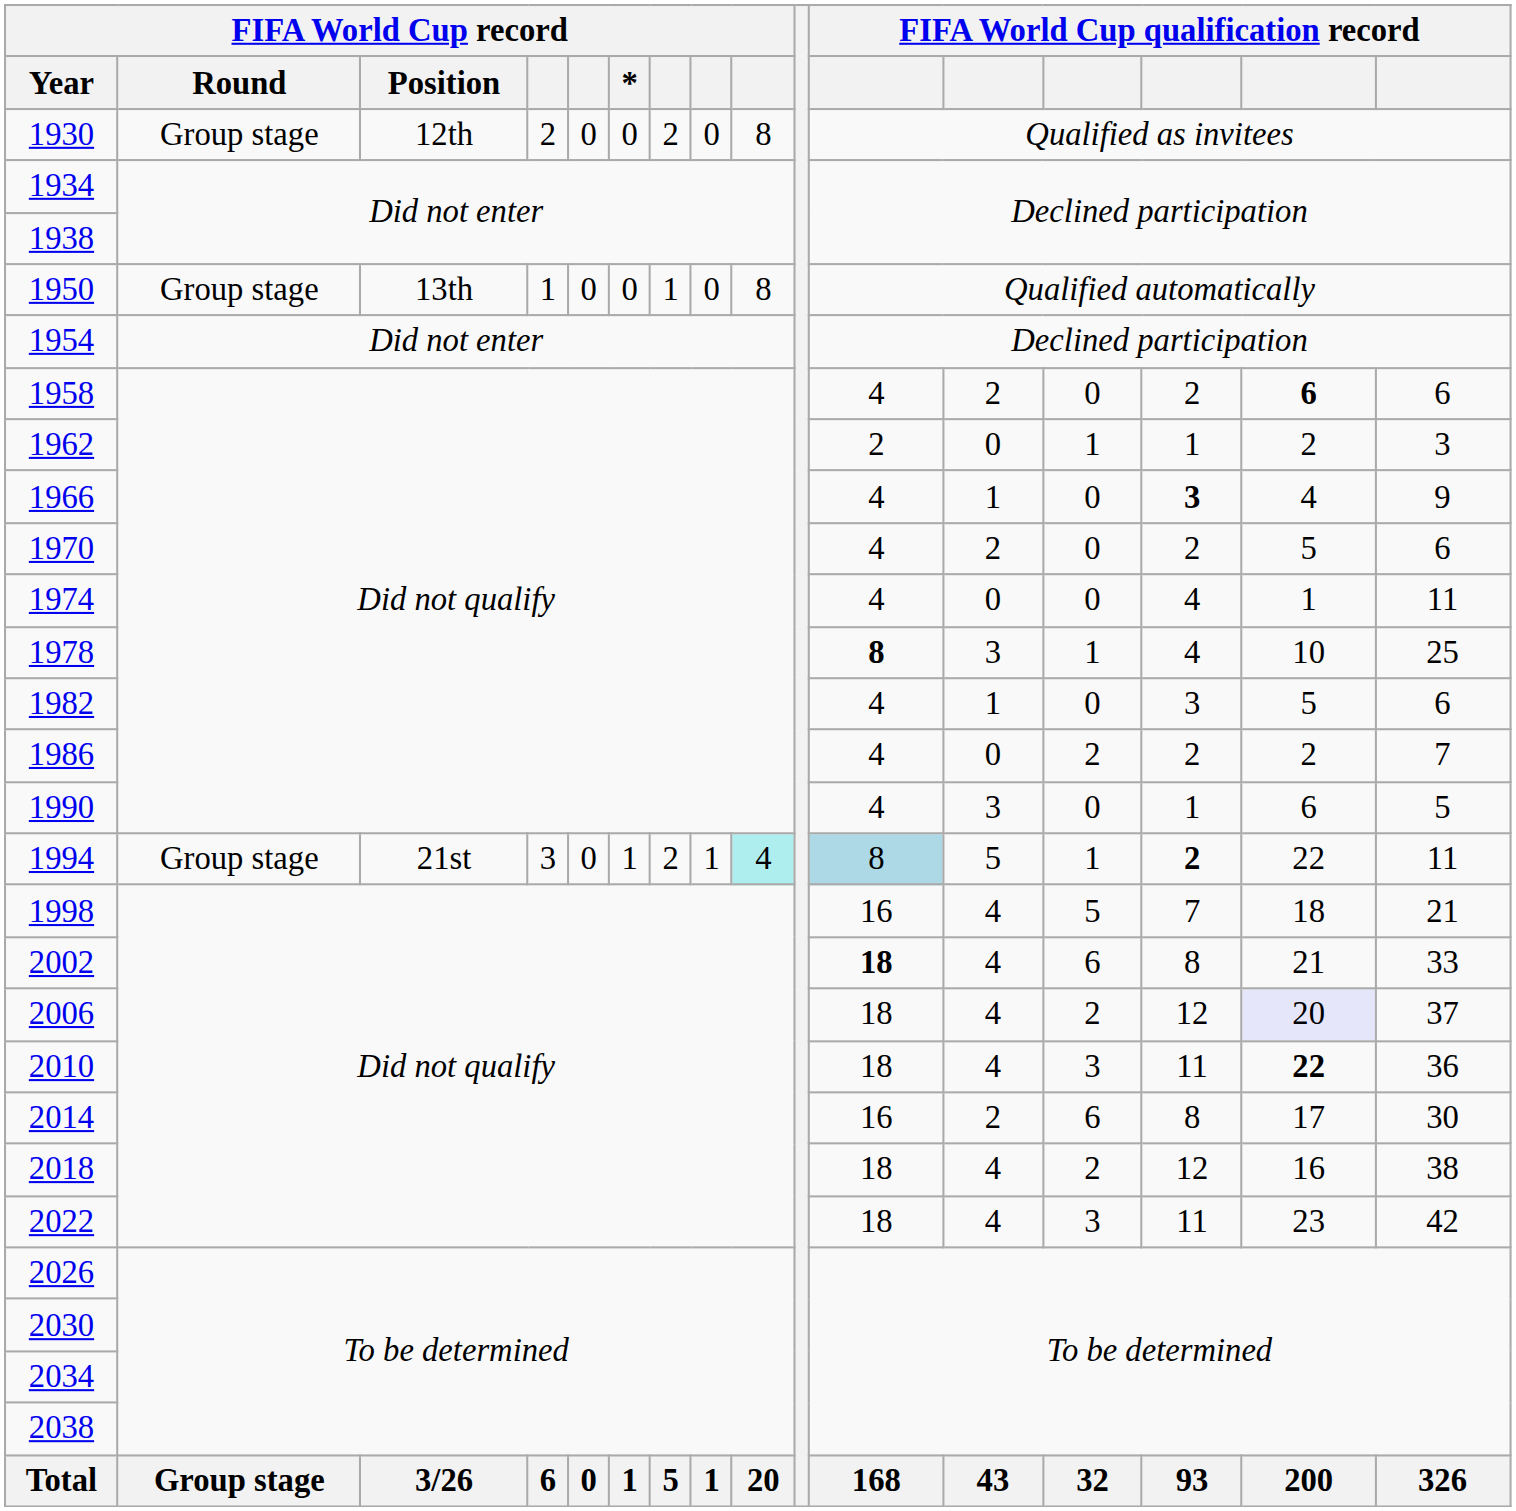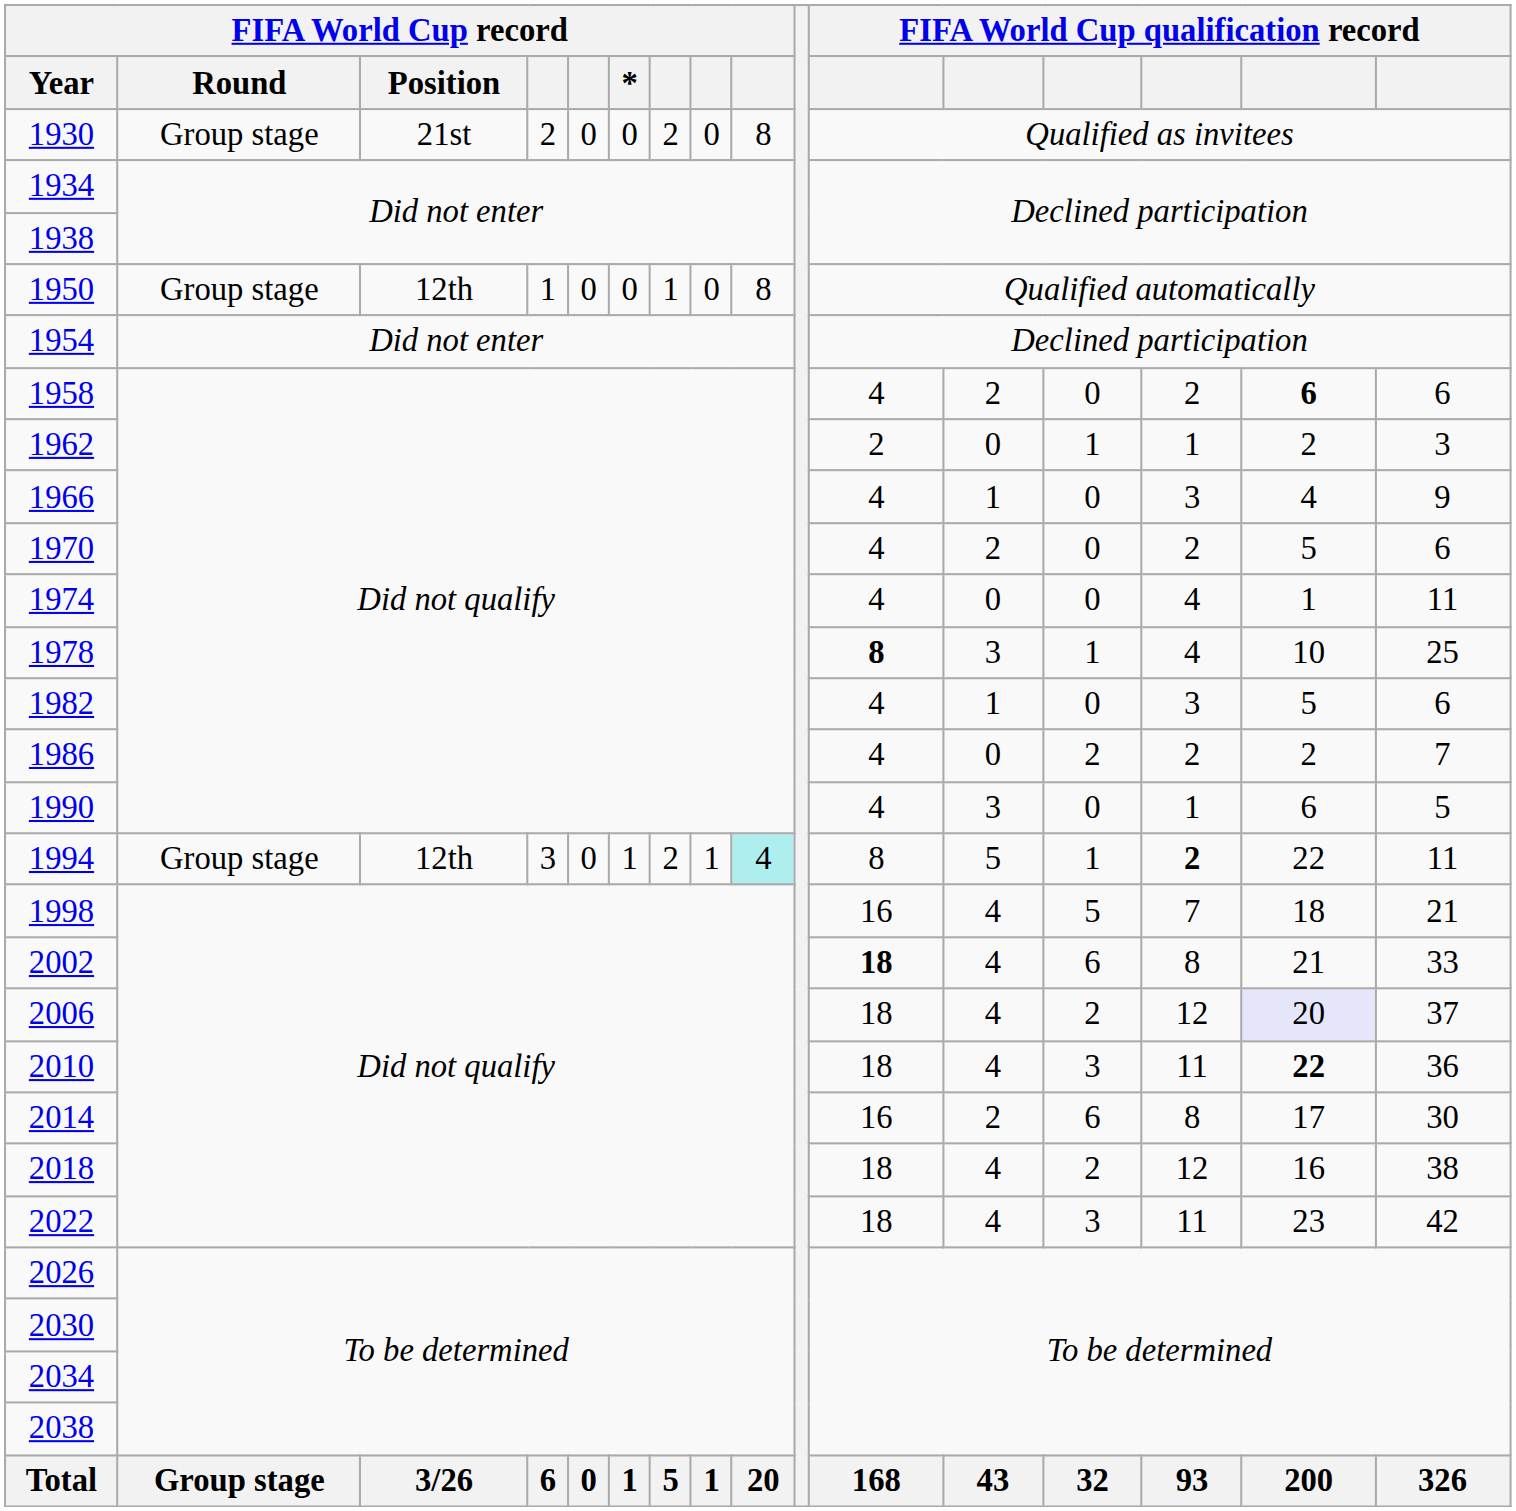(444, 133) 12th -> (444, 133) 21st
(444, 289) 13th -> (444, 289) 12th
(1192, 496) bold -> (1192, 496) normal
(444, 858) 21st -> (444, 858) 12th
(876, 858) lightblue background -> (876, 858) no background
